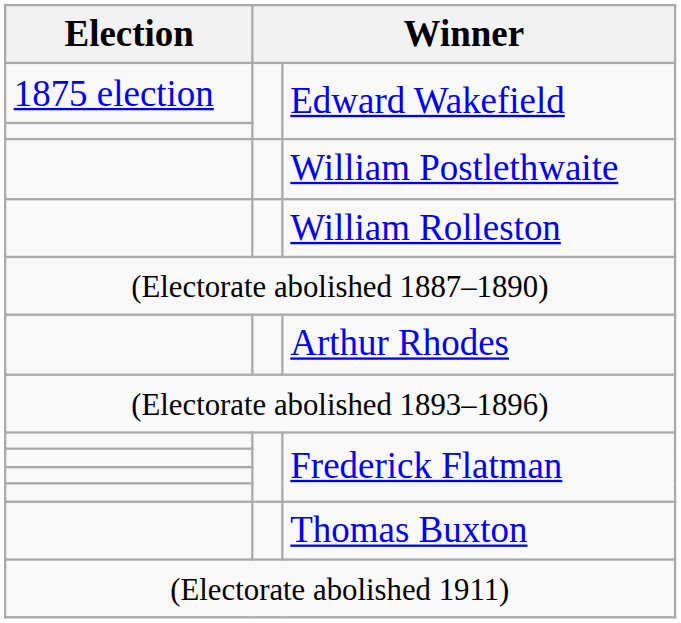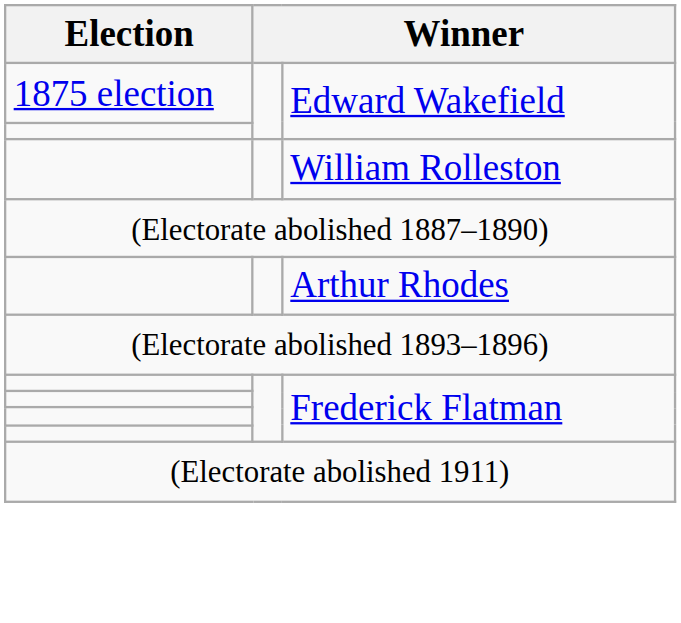- row: (129, 169)
- row: (129, 530)
